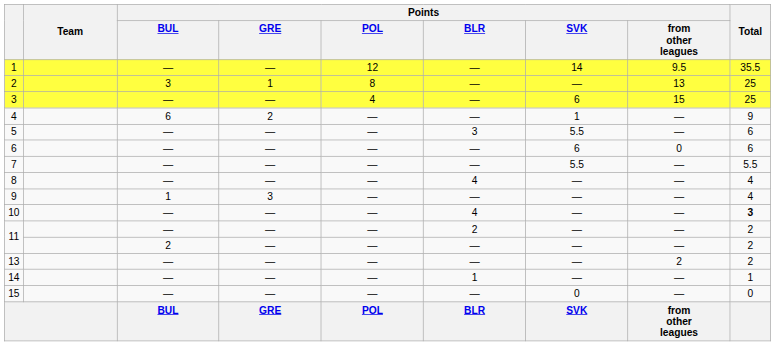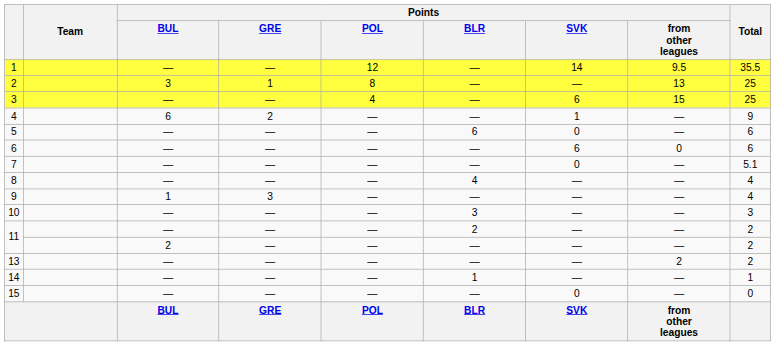(475, 132) 3 -> (475, 132) 6
(577, 132) 5.5 -> (577, 132) 0
(577, 165) 5.5 -> (577, 165) 0
(750, 165) 5.5 -> (750, 165) 5.1
(475, 213) 4 -> (475, 213) 3
(750, 213) bold -> (750, 213) normal
